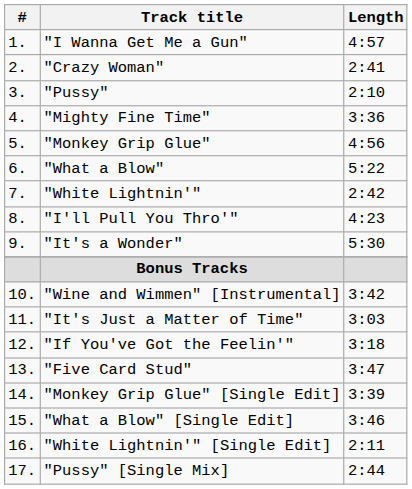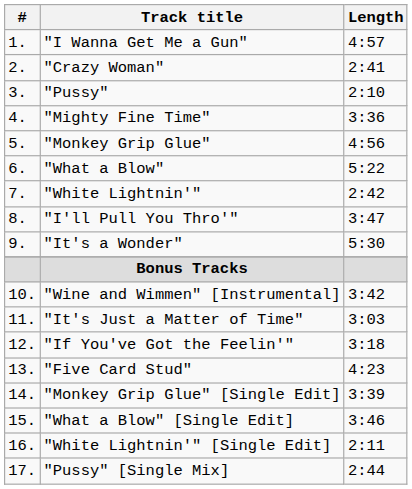(367, 219) 4:23 -> (367, 219) 3:47
(367, 370) 3:47 -> (367, 370) 4:23
